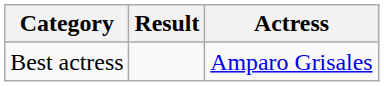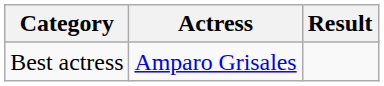columns swapped: (291, 23) <-> (167, 23)
